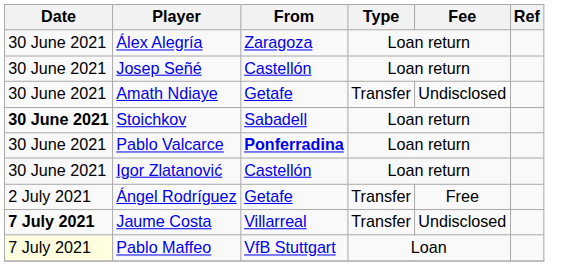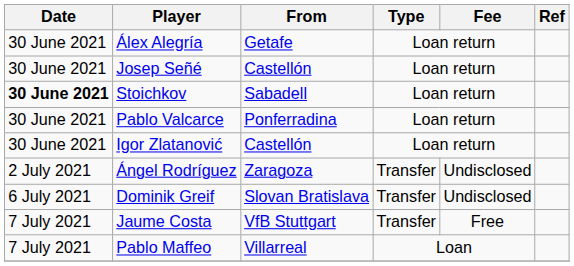(278, 42) Zaragoza -> (268, 42) Getafe
- row: (167, 94)
(294, 145) bold -> (290, 119) normal
(268, 196) Getafe -> (278, 171) Zaragoza
(462, 196) Free -> (487, 171) Undisclosed
+ row: (165, 196)
(51, 222) bold -> (50, 222) normal
(275, 222) Villarreal -> (290, 222) VfB Stuttgart
(462, 222) Undisclosed -> (487, 222) Free
(50, 247) lightyellow background -> (50, 247) no background
(290, 247) VfB Stuttgart -> (275, 247) Villarreal
